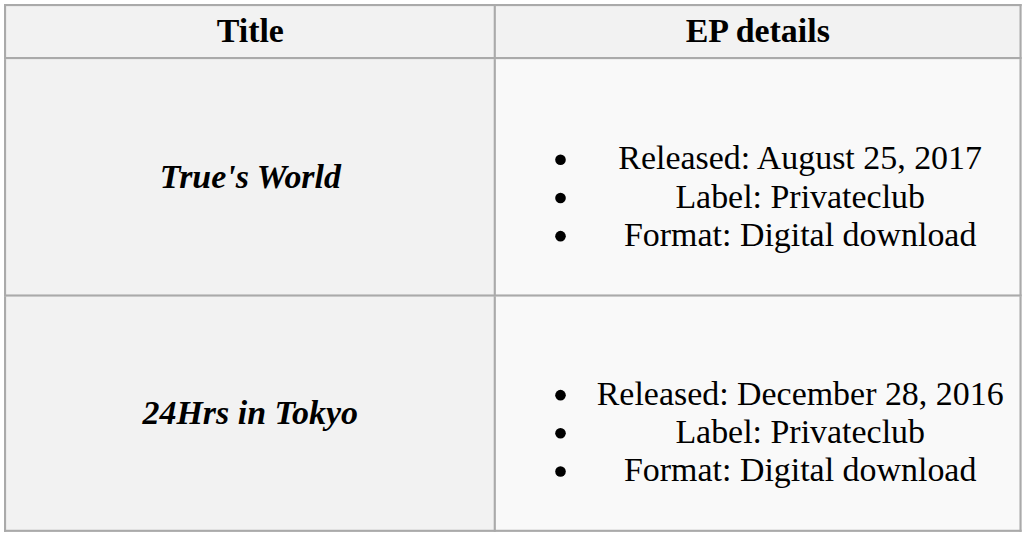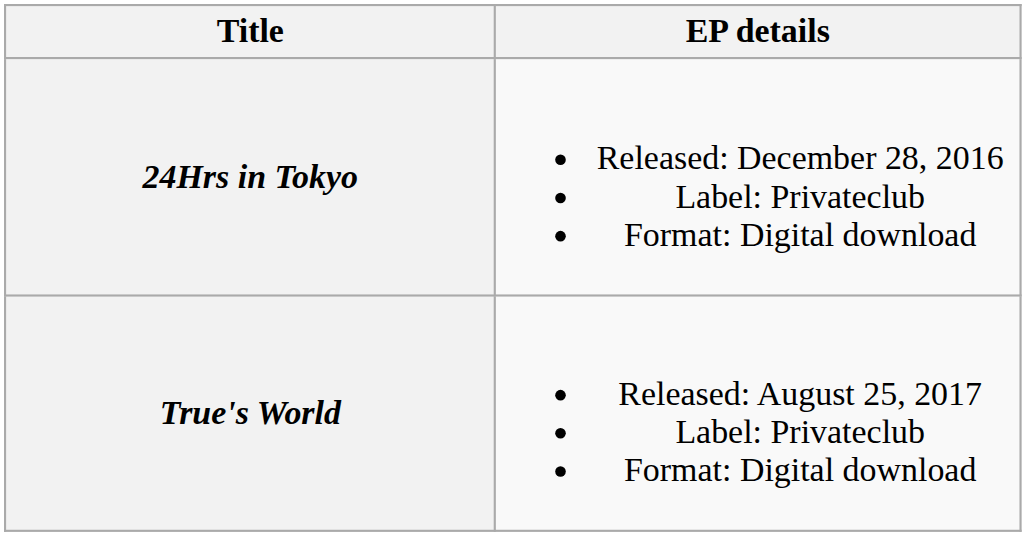rows swapped: (250, 412) <-> (250, 176)
